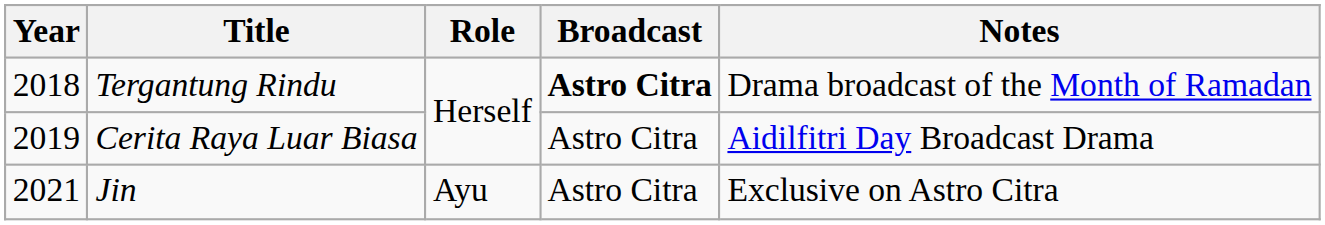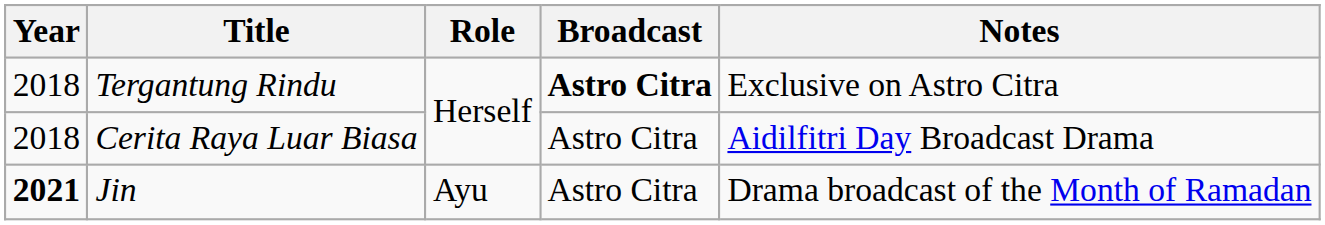(1019, 84) Drama broadcast of the Month of Ramadan -> (893, 84) Exclusive on Astro Citra
(46, 137) 2019 -> (46, 137) 2018
(46, 191) normal -> (46, 191) bold
(893, 191) Exclusive on Astro Citra -> (1019, 191) Drama broadcast of the Month of Ramadan
